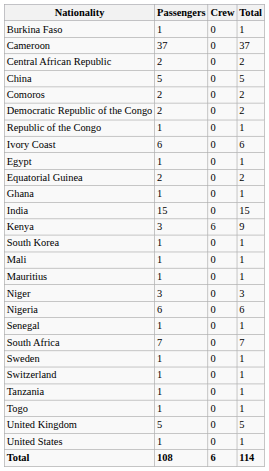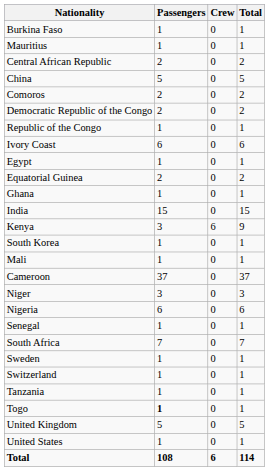rows swapped: (28, 45) <-> (27, 276)
(160, 408) normal -> (160, 408) bold
